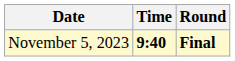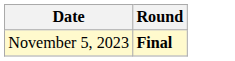- column: (154, 17)
